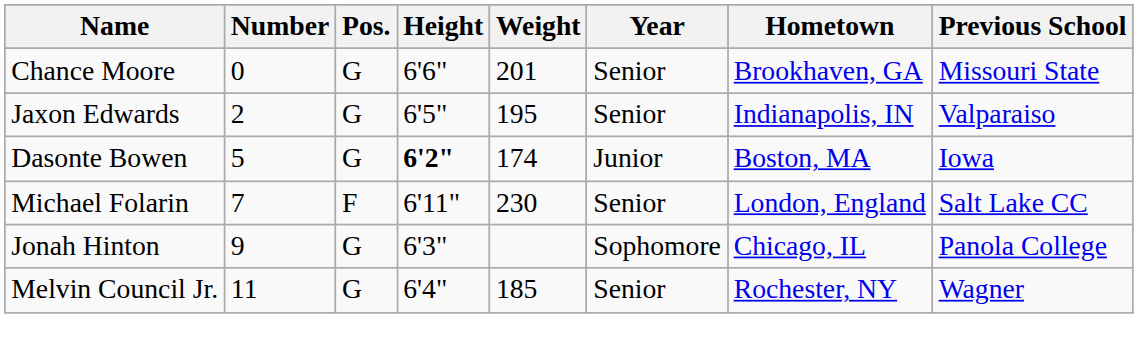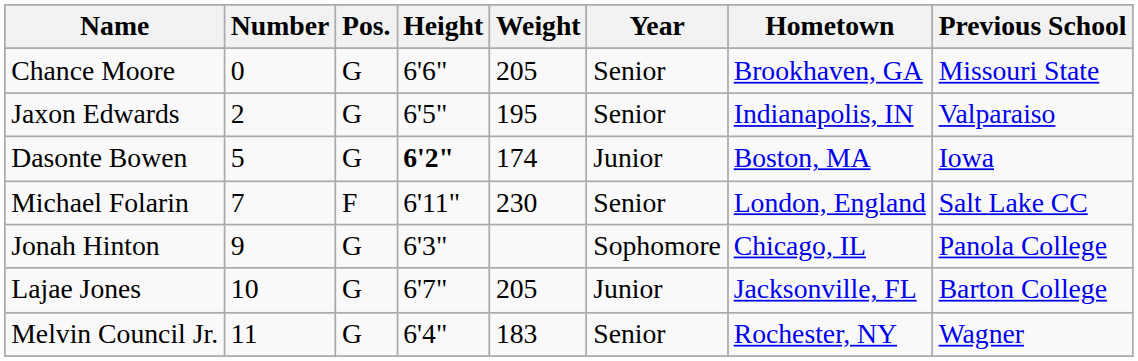(517, 70) 201 -> (517, 70) 205
+ row: (76, 289)
(517, 289) 185 -> (517, 333) 183
